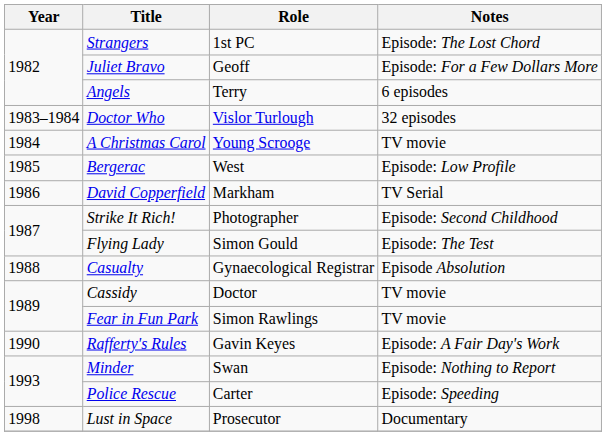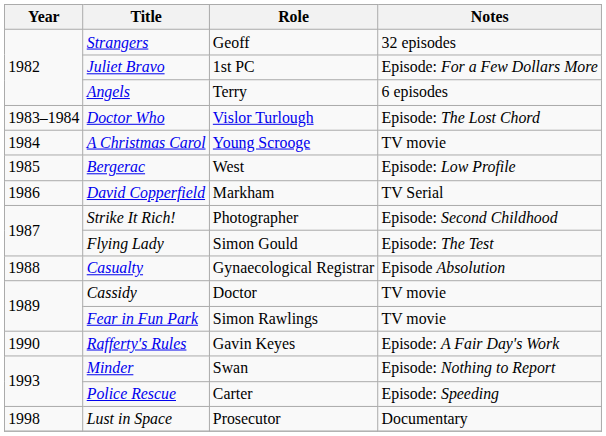(234, 42) 1st PC -> (231, 42) Geoff
(461, 42) Episode: The Lost Chord -> (419, 42) 32 episodes
(231, 67) Geoff -> (234, 67) 1st PC
(419, 117) 32 episodes -> (461, 117) Episode: The Lost Chord
